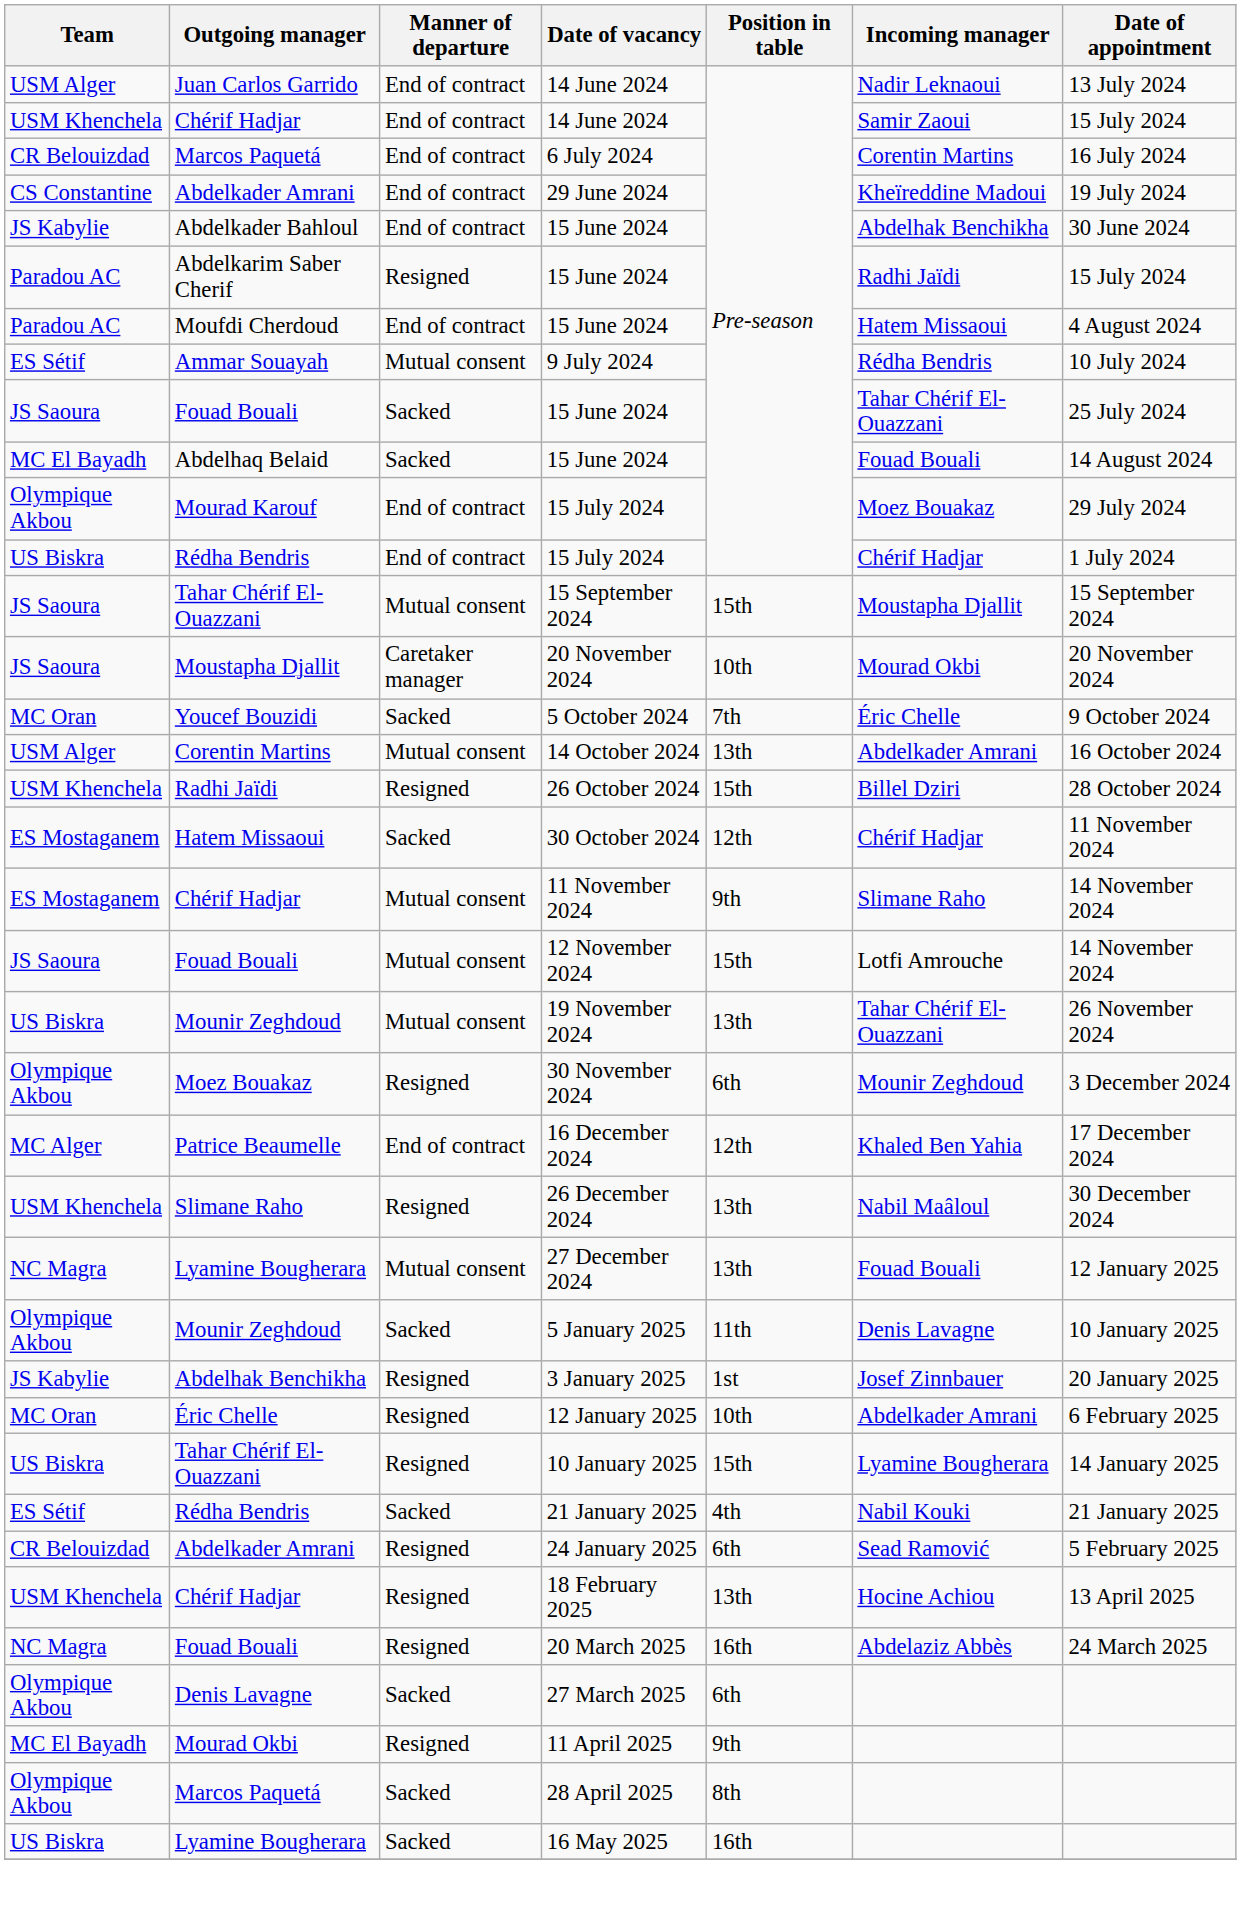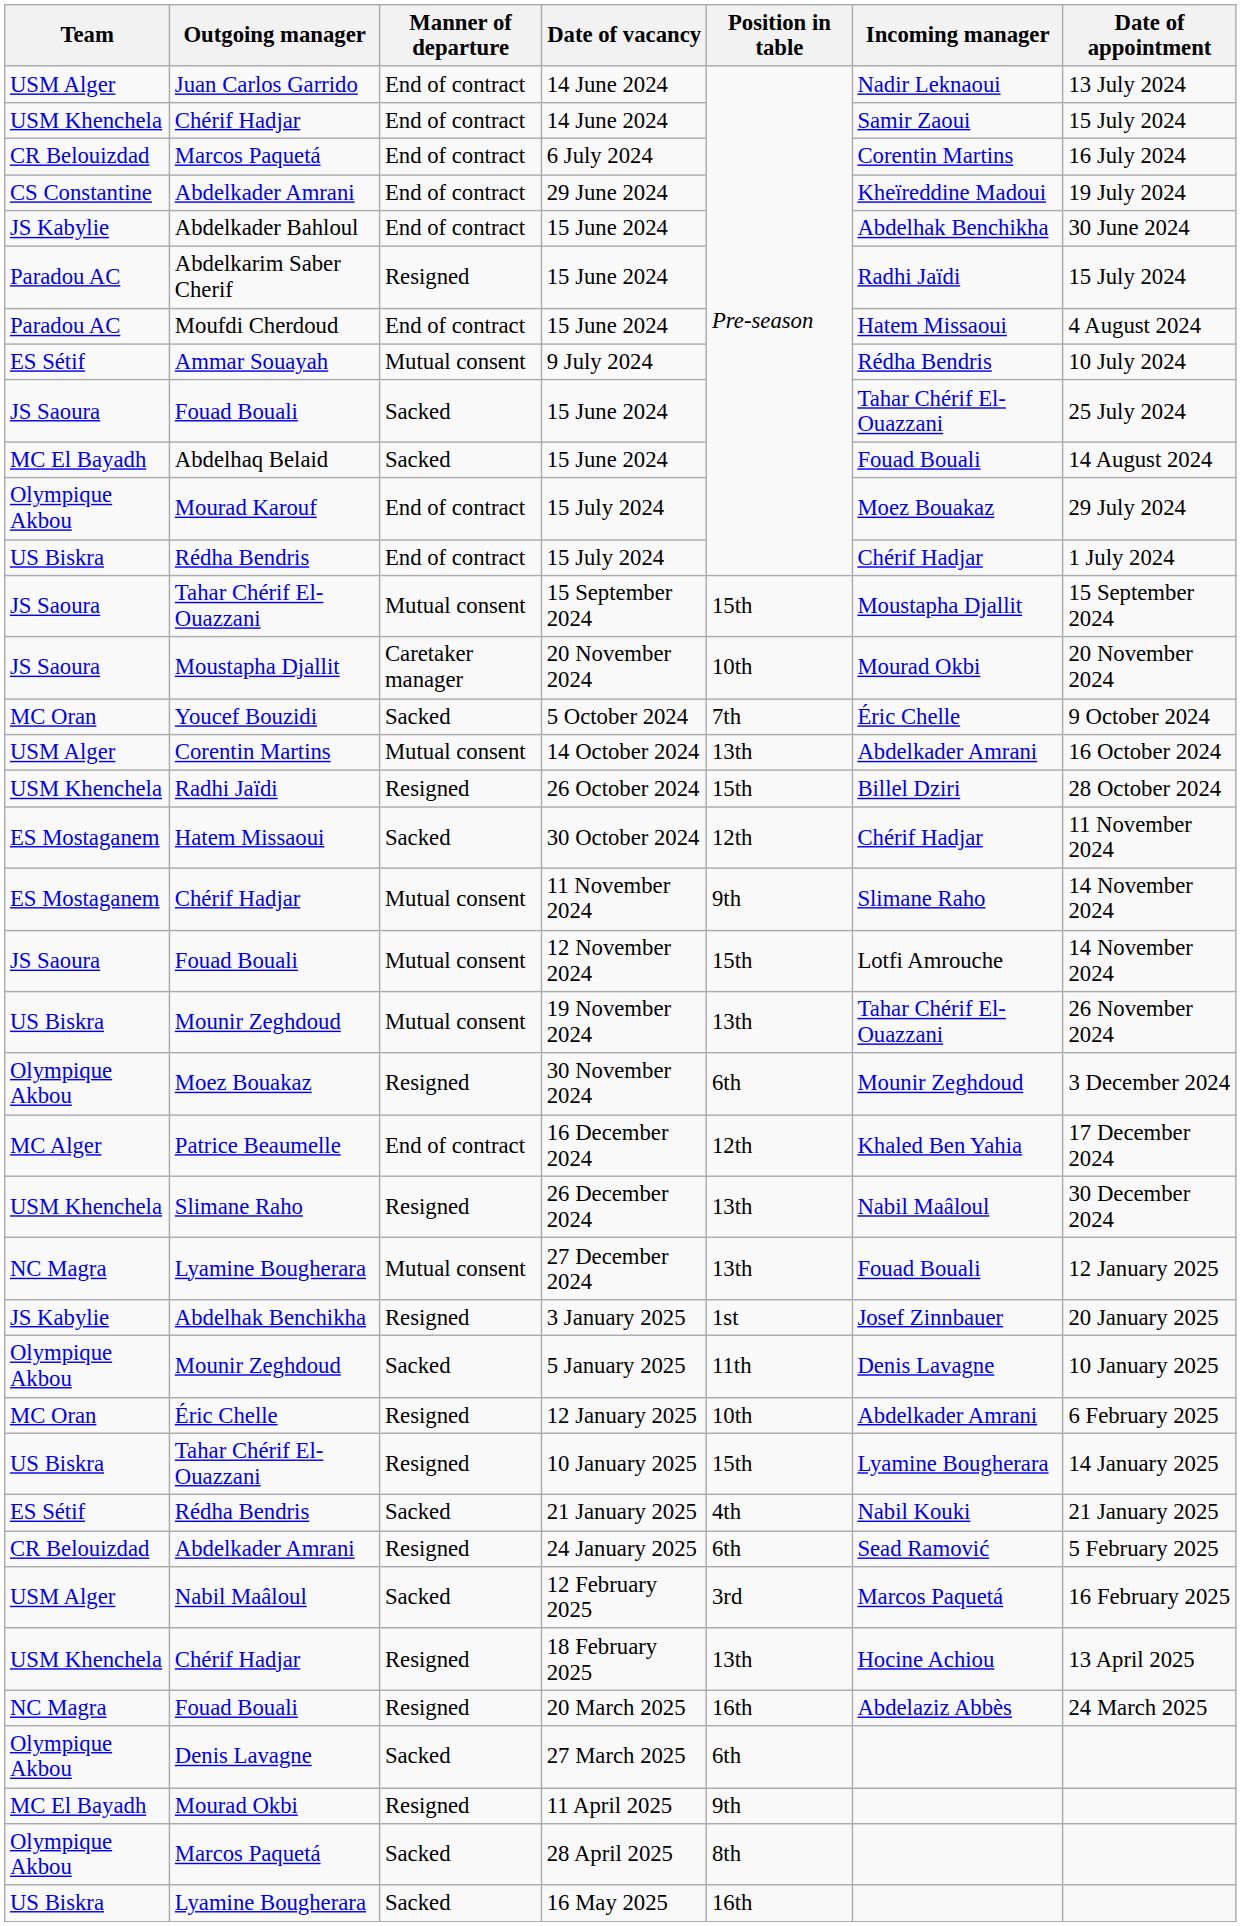rows swapped: (270, 1378) <-> (258, 1329)
+ row: (241, 1597)
